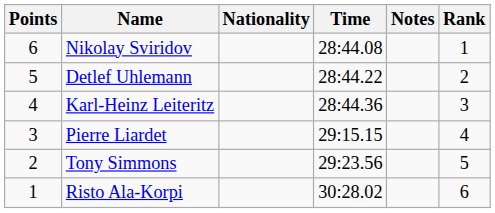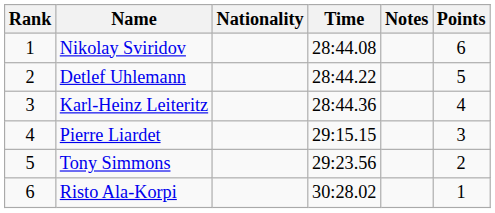columns swapped: (464, 18) <-> (33, 18)
